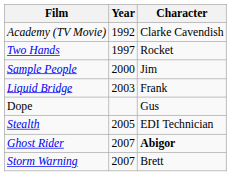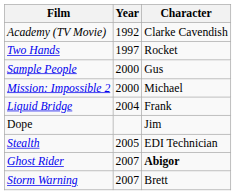(149, 69) Jim -> (154, 69) Gus
+ row: (59, 87)
(123, 87) 2003 -> (127, 106) 2004
(150, 106) Gus -> (153, 124) Jim
